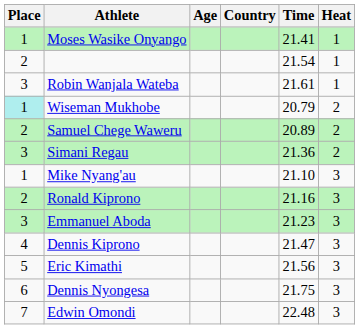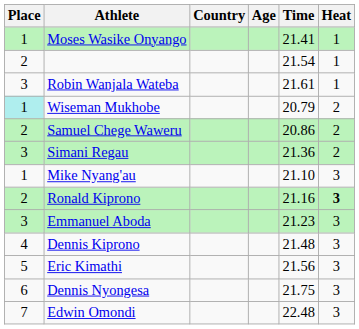columns swapped: (205, 15) <-> (250, 15)
(299, 130) 20.89 -> (299, 130) 20.86
(336, 198) normal -> (336, 198) bold
(299, 244) 21.47 -> (299, 244) 21.48
